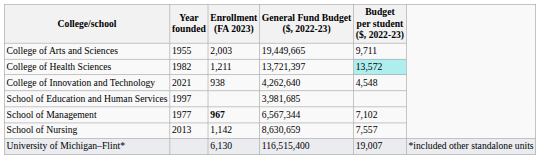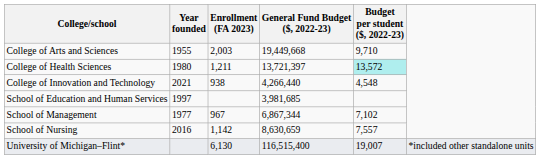(284, 51) 19,449,665 -> (284, 51) 19,449,668
(366, 51) 9,711 -> (367, 51) 9,710
(182, 67) 1982 -> (182, 67) 1980
(281, 83) 4,262,640 -> (281, 83) 4,266,440
(218, 115) bold -> (218, 115) normal
(281, 115) 6,567,344 -> (281, 115) 6,867,344
(182, 131) 2013 -> (182, 131) 2016
